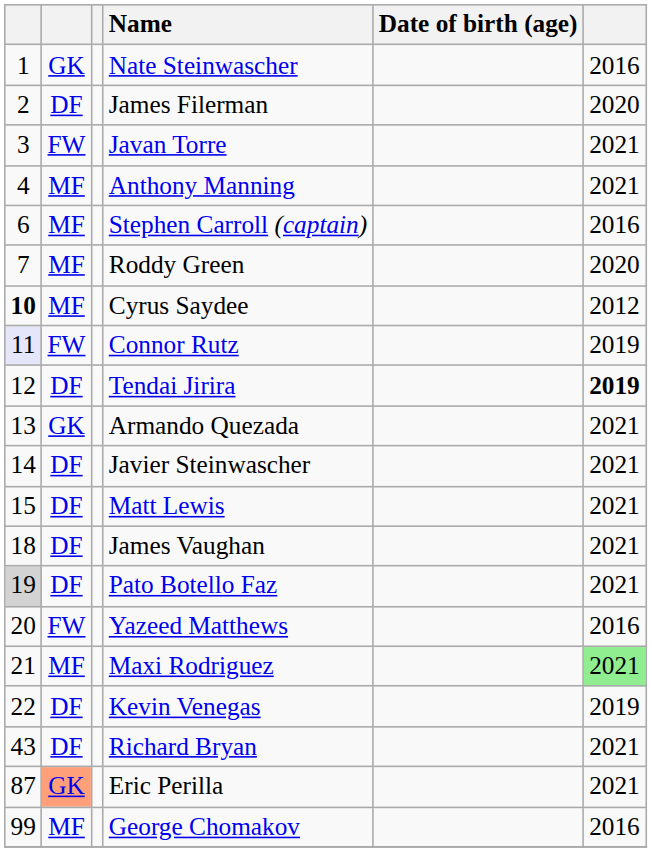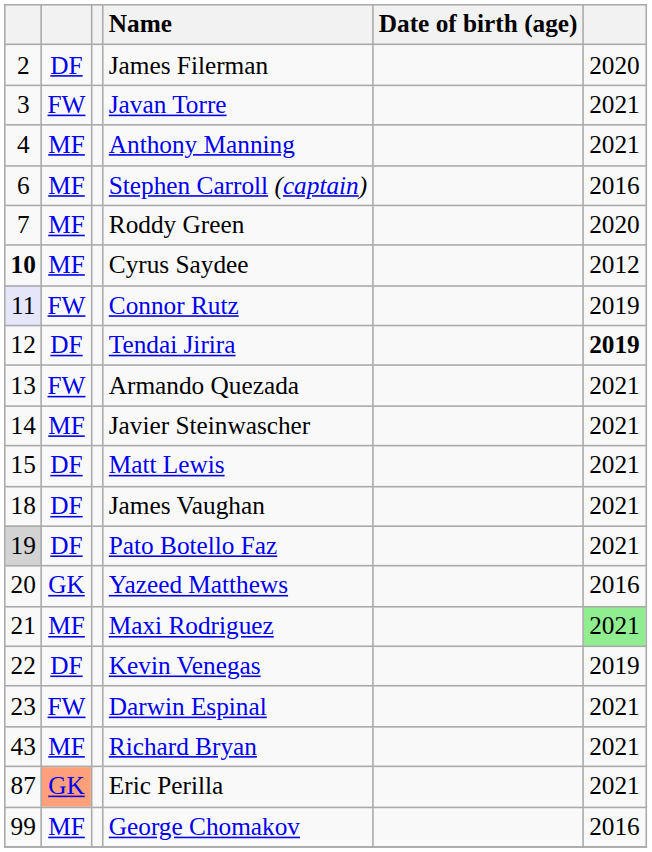- row: (203, 64)
(66, 425) GK -> (67, 385) FW
(66, 465) DF -> (67, 425) MF
(67, 625) FW -> (66, 585) GK
+ row: (188, 706)
(66, 746) DF -> (67, 746) MF
